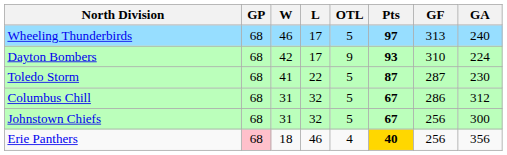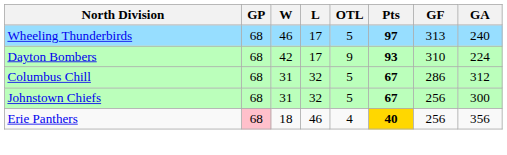- row: (43, 77)
